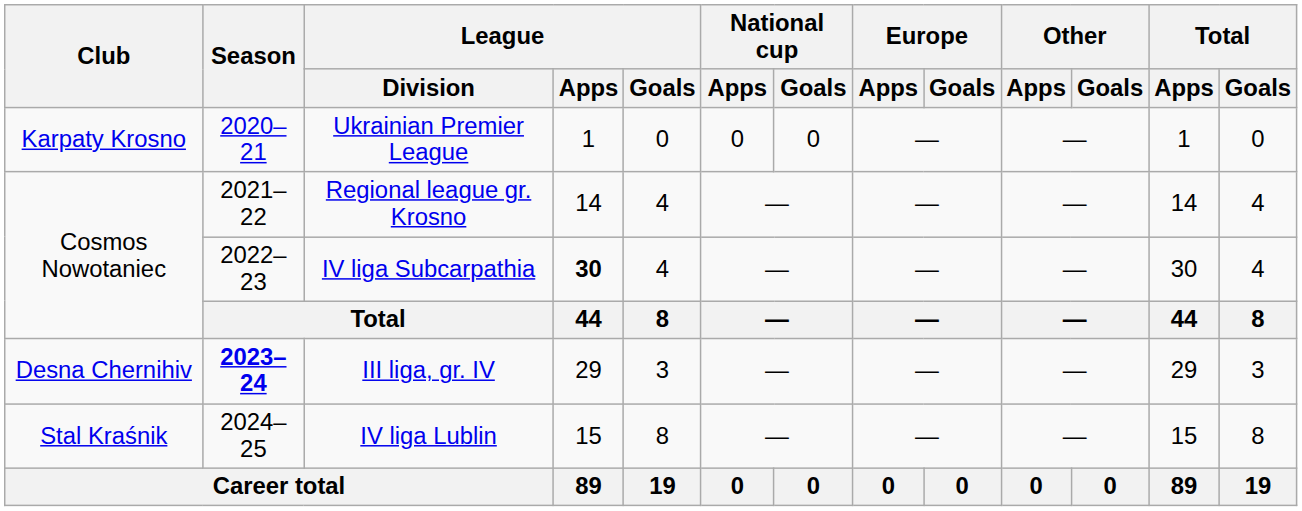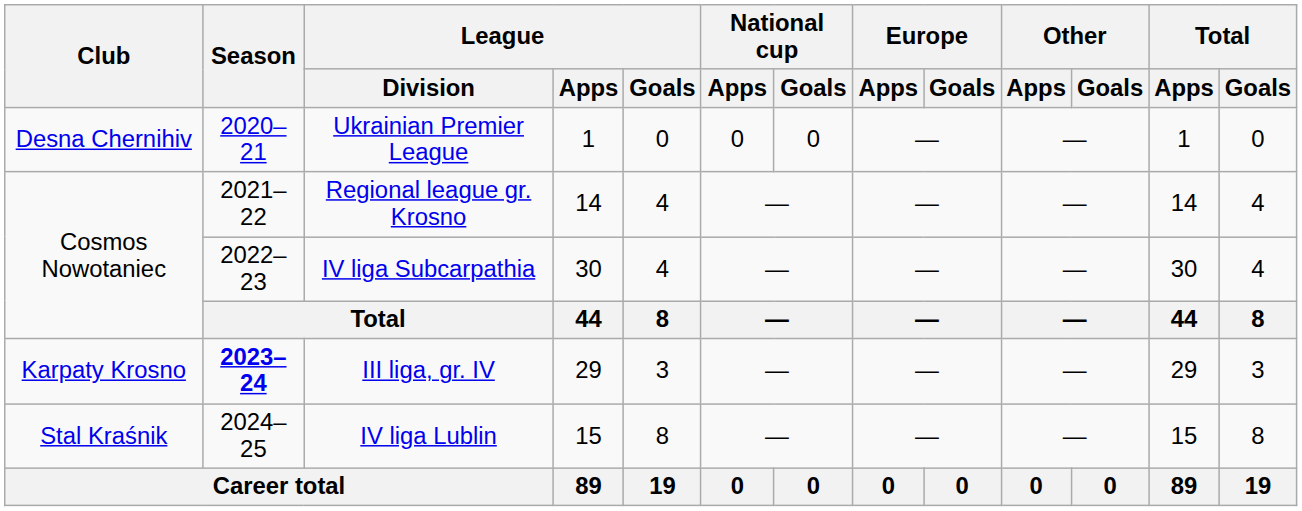(104, 139) Karpaty Krosno -> (104, 139) Desna Chernihiv
(588, 268) bold -> (588, 268) normal
(104, 370) Desna Chernihiv -> (104, 370) Karpaty Krosno
